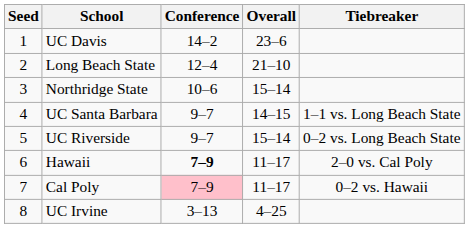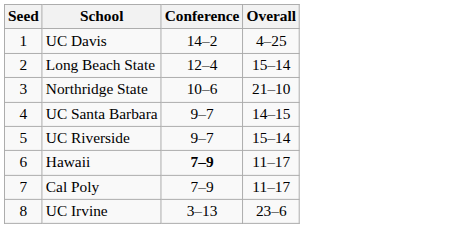- column: (382, 16)
(271, 41) 23–6 -> (271, 41) 4–25
(271, 65) 21–10 -> (271, 65) 15–14
(271, 89) 15–14 -> (271, 89) 21–10
(202, 187) pink background -> (202, 187) no background
(271, 211) 4–25 -> (271, 211) 23–6
